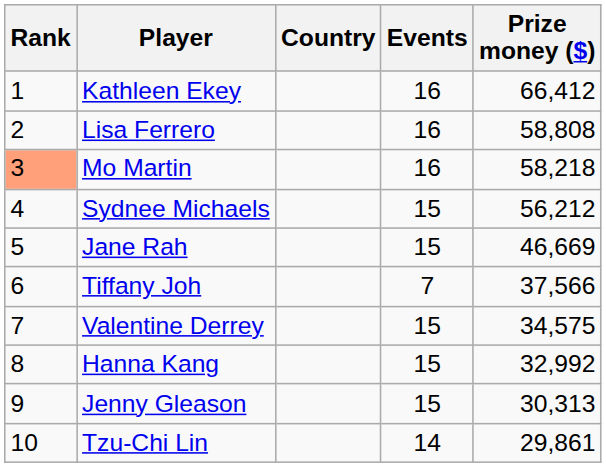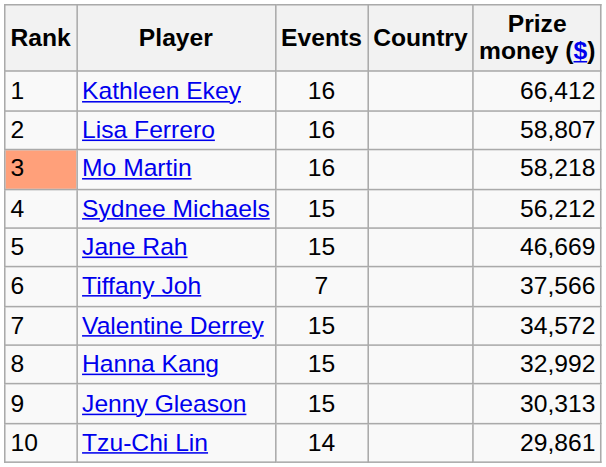columns swapped: (328, 37) <-> (427, 37)
(558, 129) 58,808 -> (558, 129) 58,807
(558, 325) 34,575 -> (558, 325) 34,572
